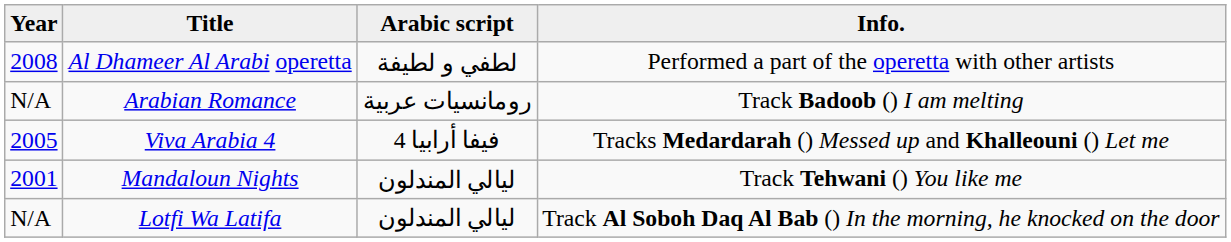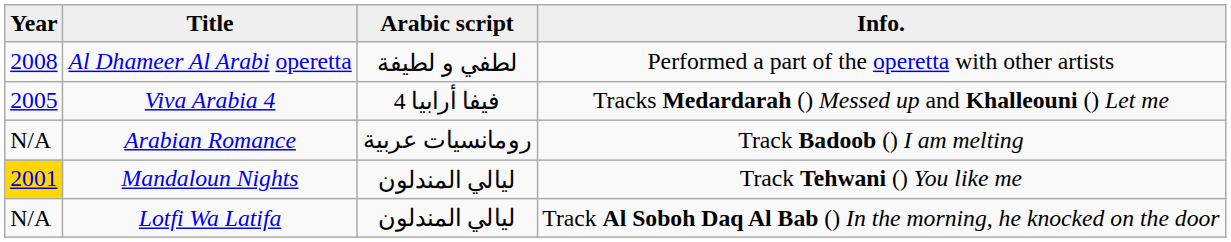rows swapped: (210, 100) <-> (210, 139)
(34, 178) no background -> (34, 178) gold background
